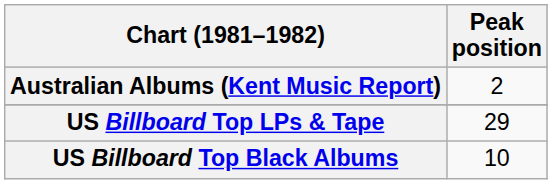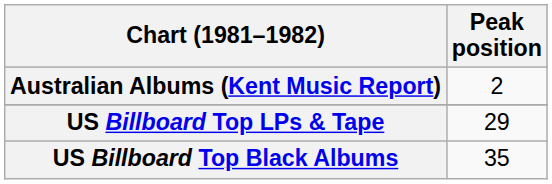(497, 159) 10 -> (497, 159) 35
